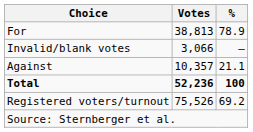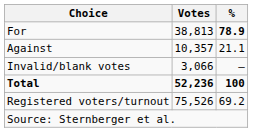(232, 31) normal -> (232, 31) bold
rows swapped: (30, 66) <-> (69, 48)
